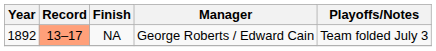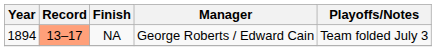(22, 35) 1892 -> (22, 35) 1894
